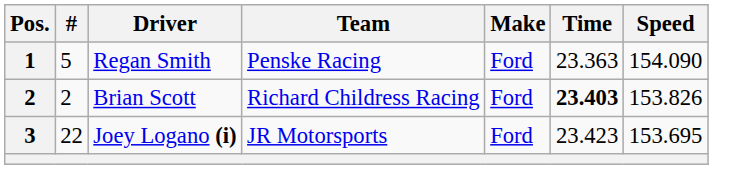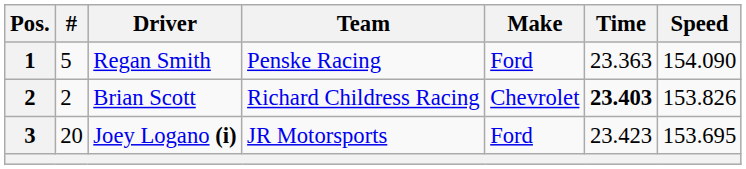(512, 98) Ford -> (535, 98) Chevrolet
(71, 135) 22 -> (71, 135) 20
